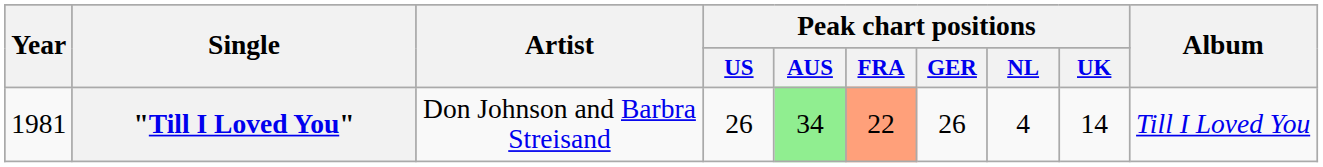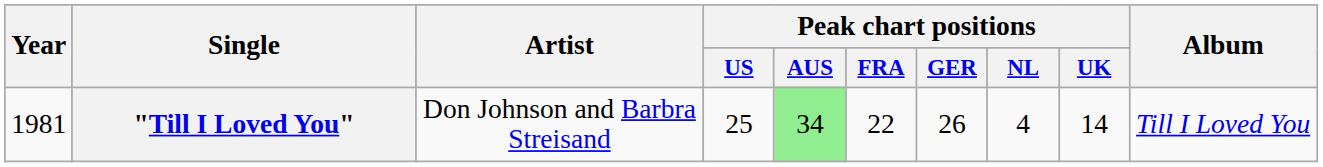(739, 123) 26 -> (739, 123) 25
(881, 123) lightsalmon background -> (881, 123) no background
